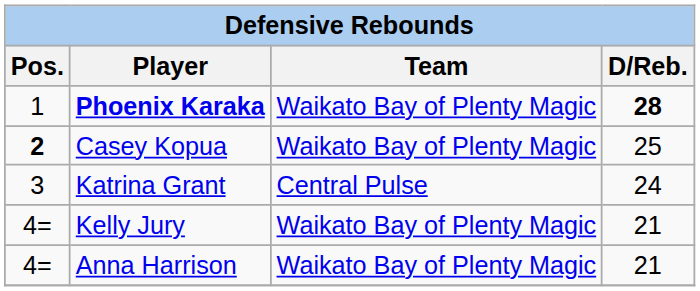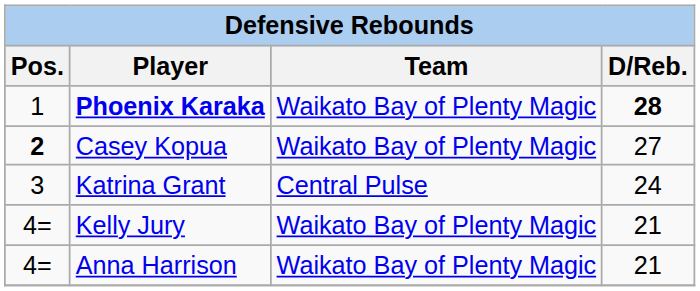(648, 145) 25 -> (648, 145) 27
